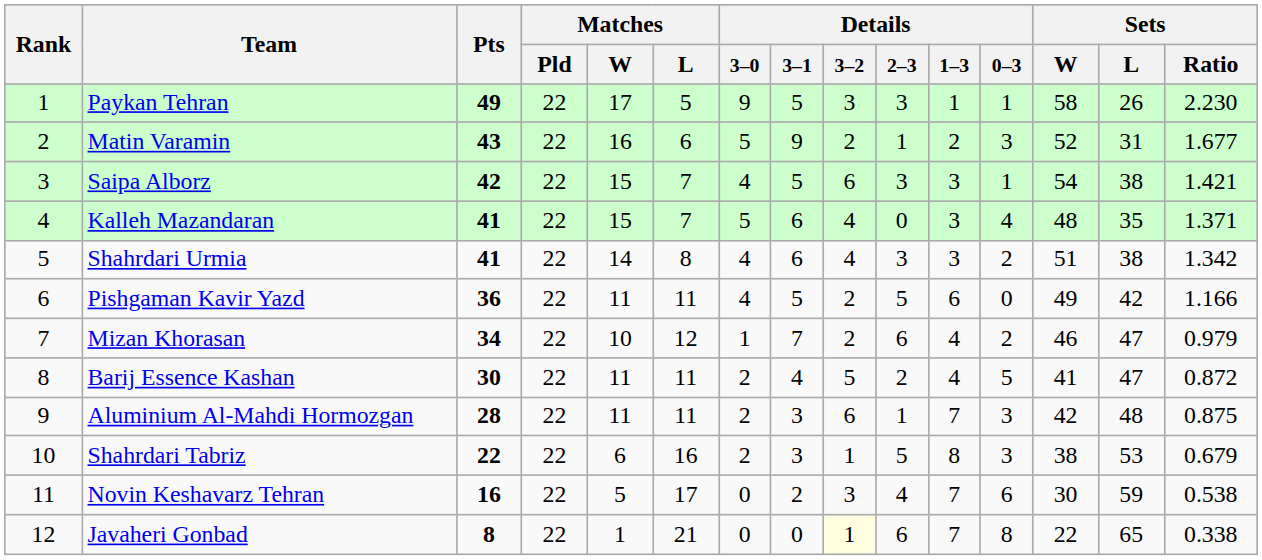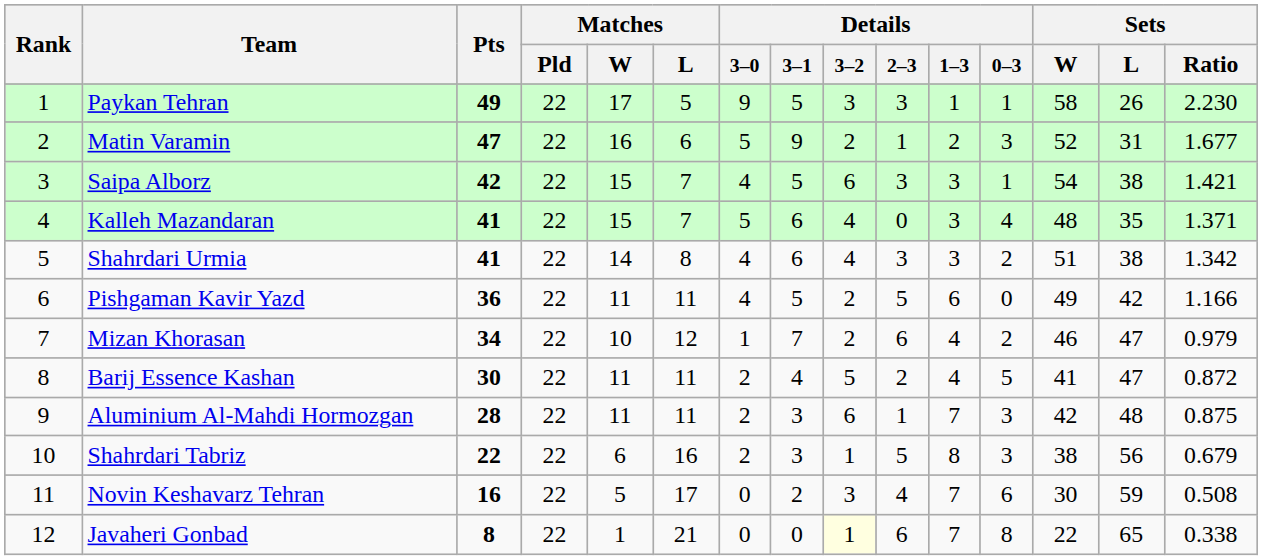(489, 142) 43 -> (489, 142) 47
(1131, 455) 53 -> (1131, 455) 56
(1211, 494) 0.538 -> (1211, 494) 0.508
